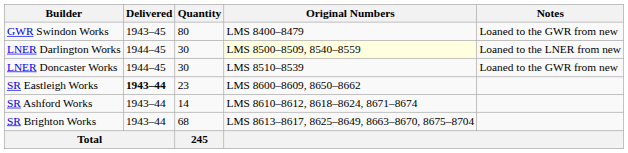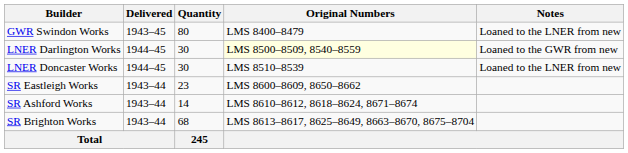(549, 31) Loaned to the GWR from new -> (550, 31) Loaned to the LNER from new
(550, 49) Loaned to the LNER from new -> (549, 49) Loaned to the GWR from new
(549, 67) Loaned to the GWR from new -> (550, 67) Loaned to the LNER from new
(146, 85) bold -> (146, 85) normal
